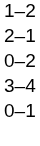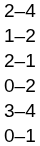+ row: (20, 10)
